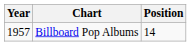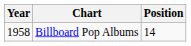(19, 31) 1957 -> (19, 31) 1958
